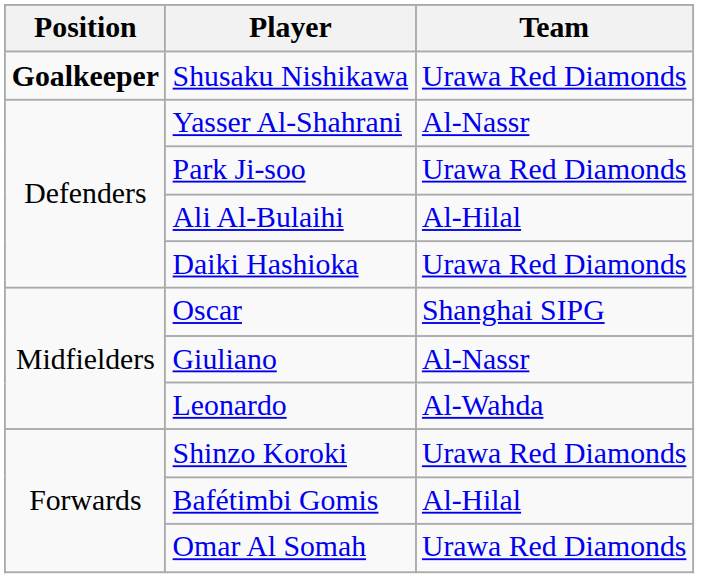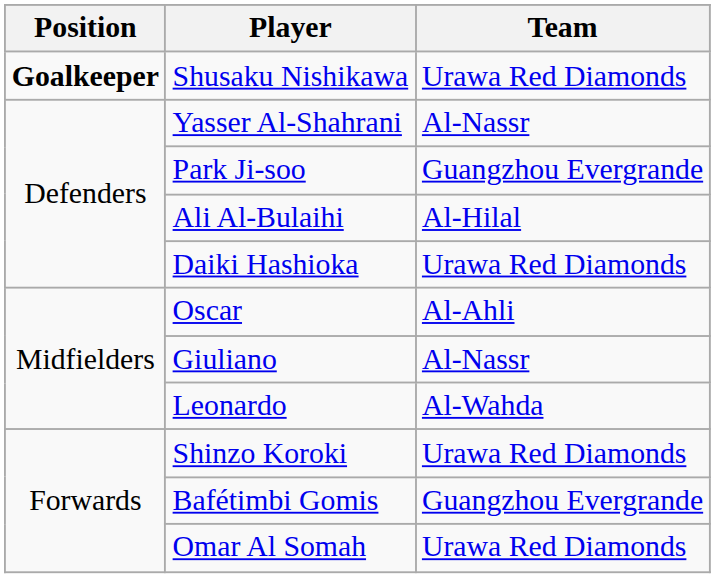(554, 169) Urawa Red Diamonds -> (563, 169) Guangzhou Evergrande
(513, 311) Shanghai SIPG -> (468, 311) Al-Ahli
(472, 500) Al-Hilal -> (563, 500) Guangzhou Evergrande
